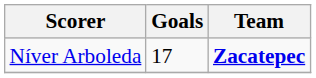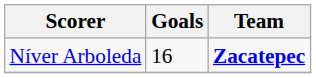(162, 55) 17 -> (162, 55) 16
